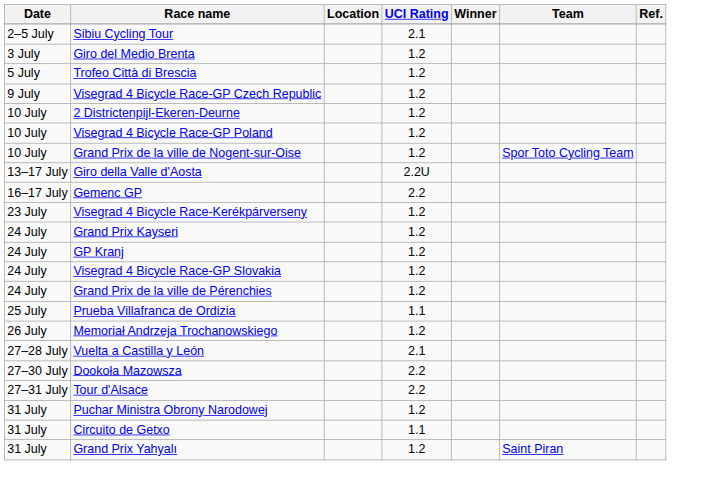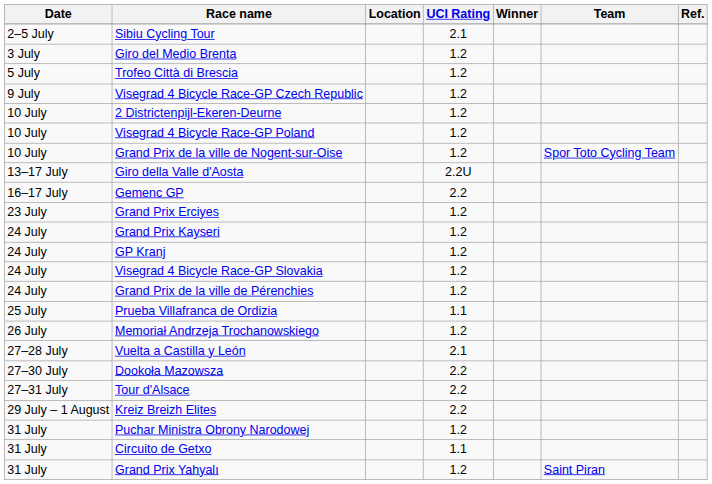+ row: (167, 212)
- row: (190, 212)
+ row: (166, 410)
